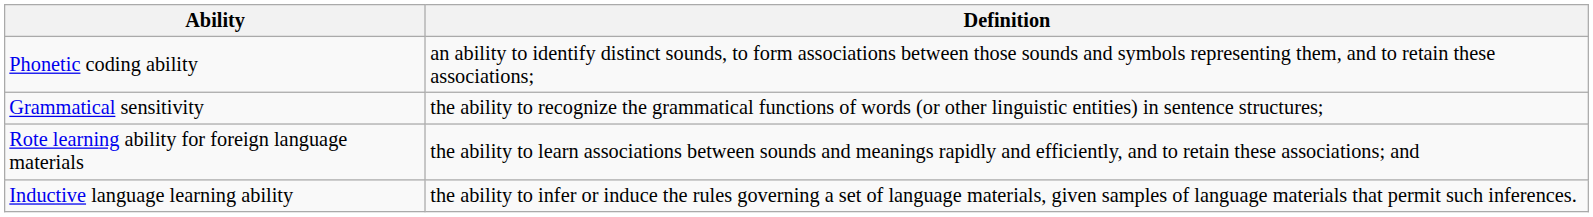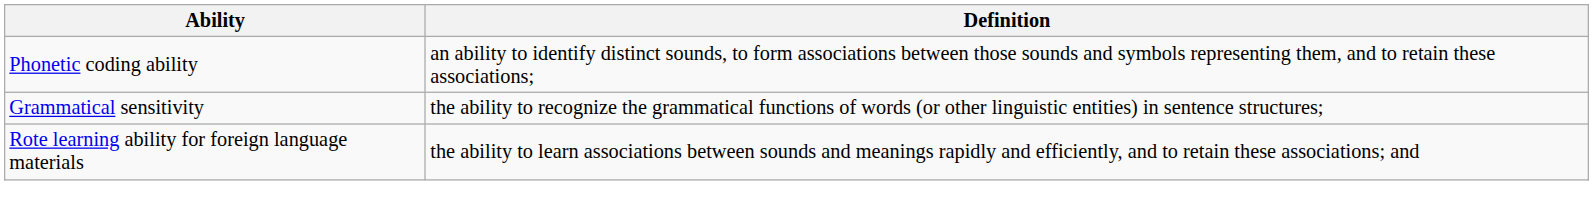- row: (151, 195)
